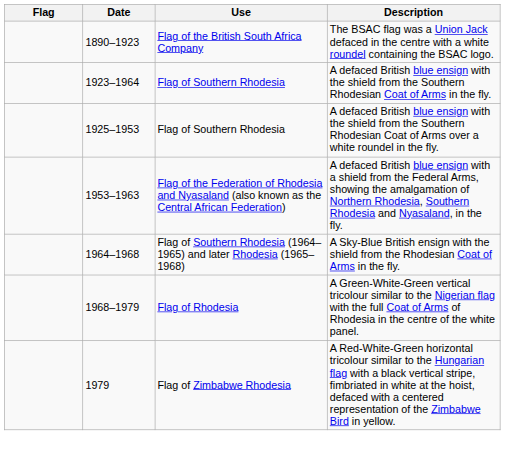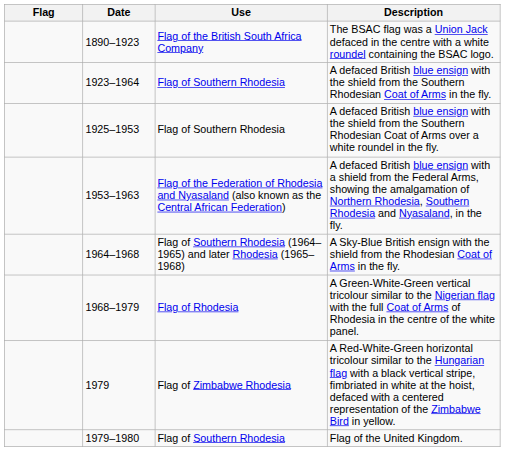+ row: (396, 438)
